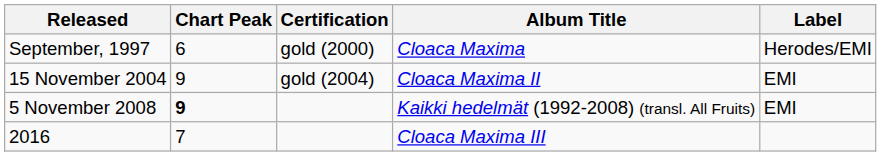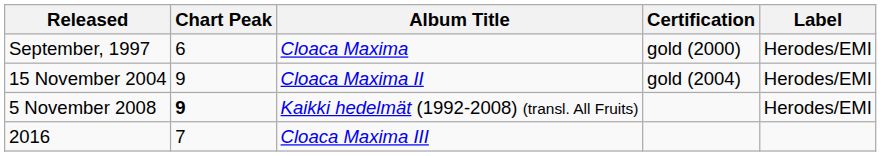columns swapped: (335, 19) <-> (576, 19)
(780, 78) EMI -> (818, 78) Herodes/EMI
(780, 108) EMI -> (818, 108) Herodes/EMI
